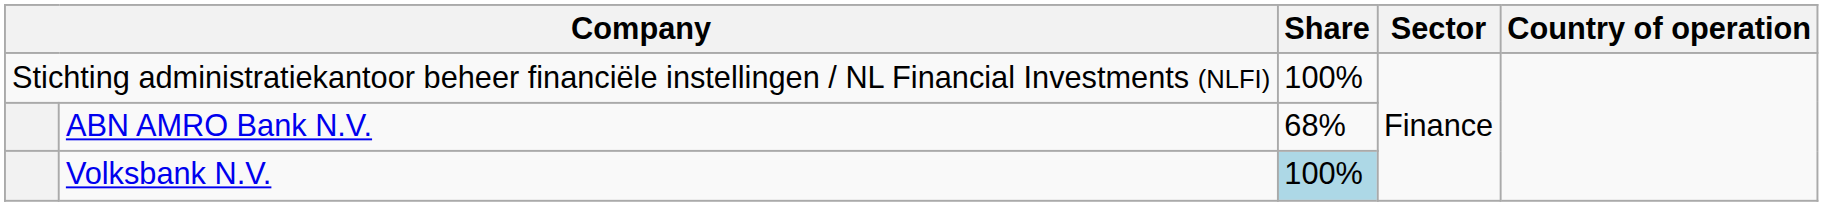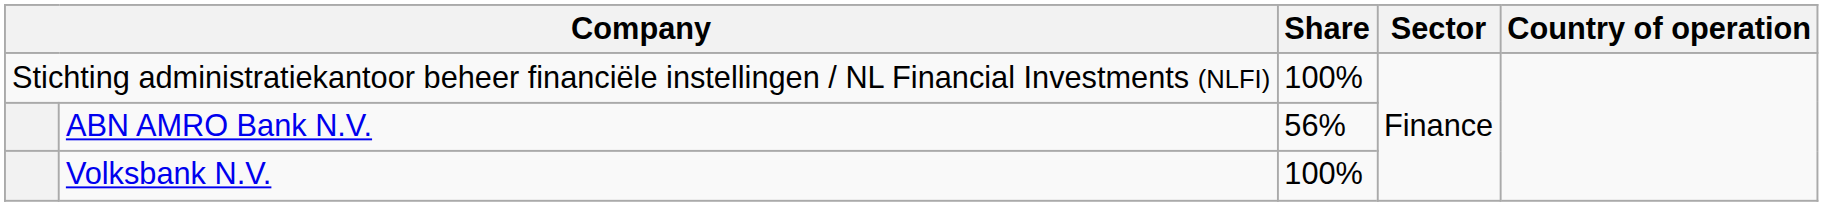(1315, 126) 68% -> (1315, 126) 56%
(1324, 175) lightblue background -> (1324, 175) no background
